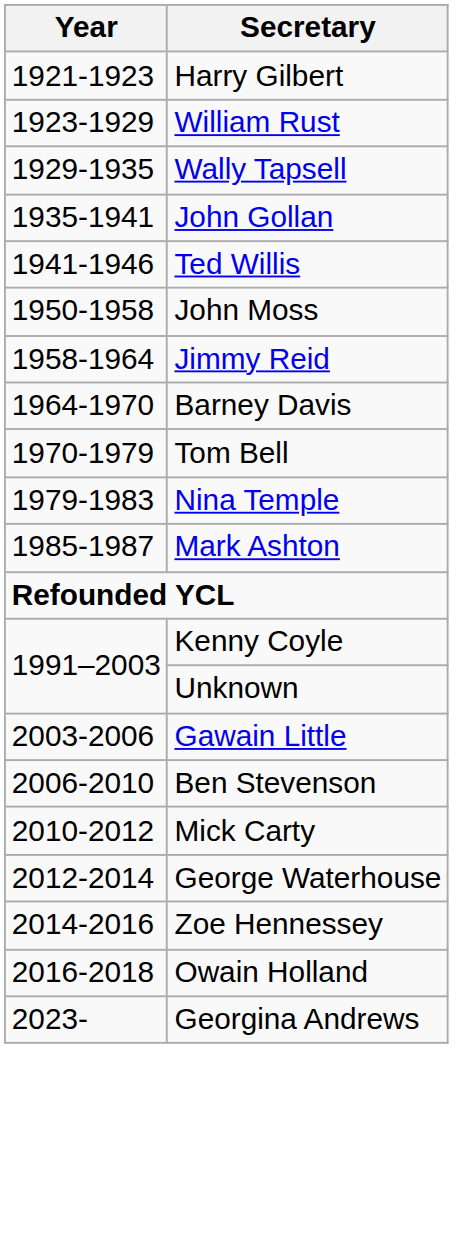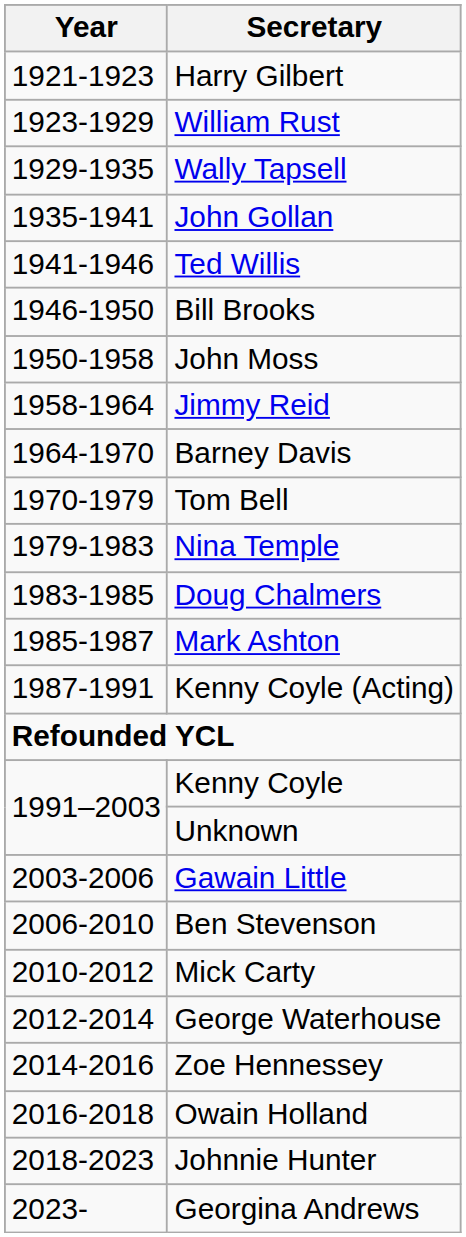+ row: (245, 311)
+ row: (278, 594)
+ row: (314, 688)
+ row: (275, 1160)
